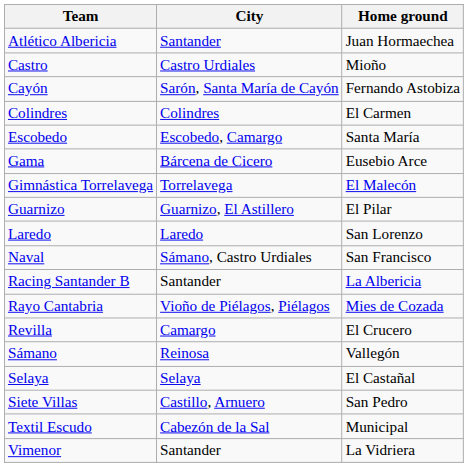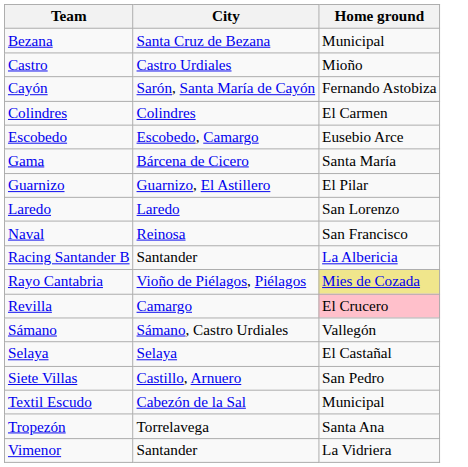- row: (62, 40)
+ row: (30, 40)
(383, 137) Santa María -> (363, 137) Eusebio Arce
(386, 161) Eusebio Arce -> (359, 161) Santa María
- row: (81, 185)
(236, 257) Sámano, Castro Urdiales -> (161, 233) Reinosa
(395, 305) no background -> (371, 281) khaki background
(379, 329) no background -> (355, 305) pink background
(185, 354) Reinosa -> (212, 329) Sámano, Castro Urdiales
+ row: (37, 426)
